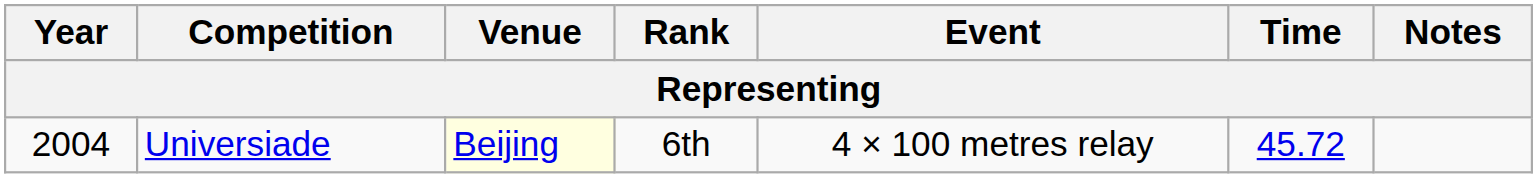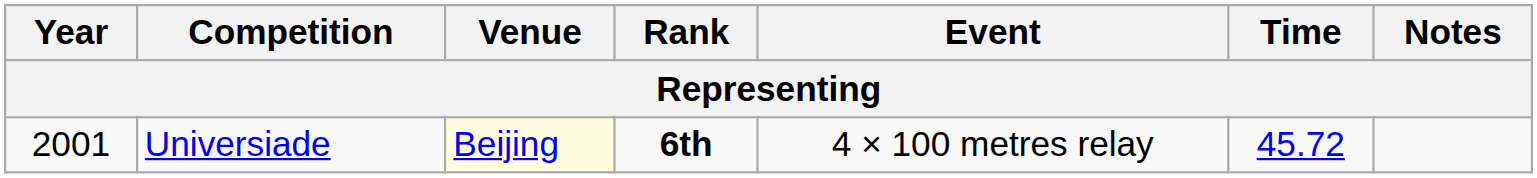(71, 144) 2004 -> (71, 144) 2001
(686, 144) normal -> (686, 144) bold
